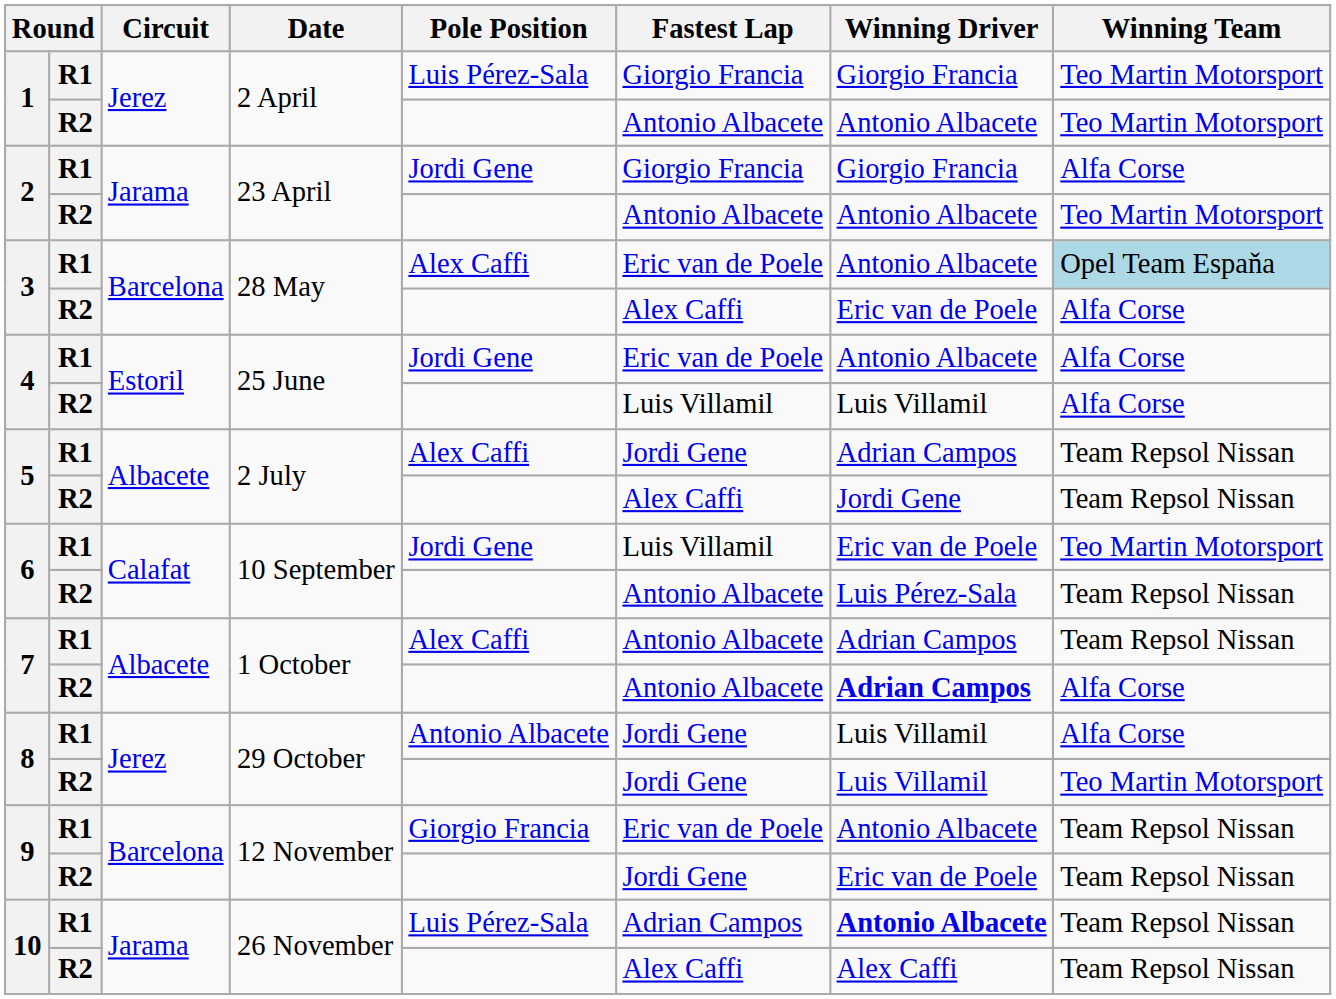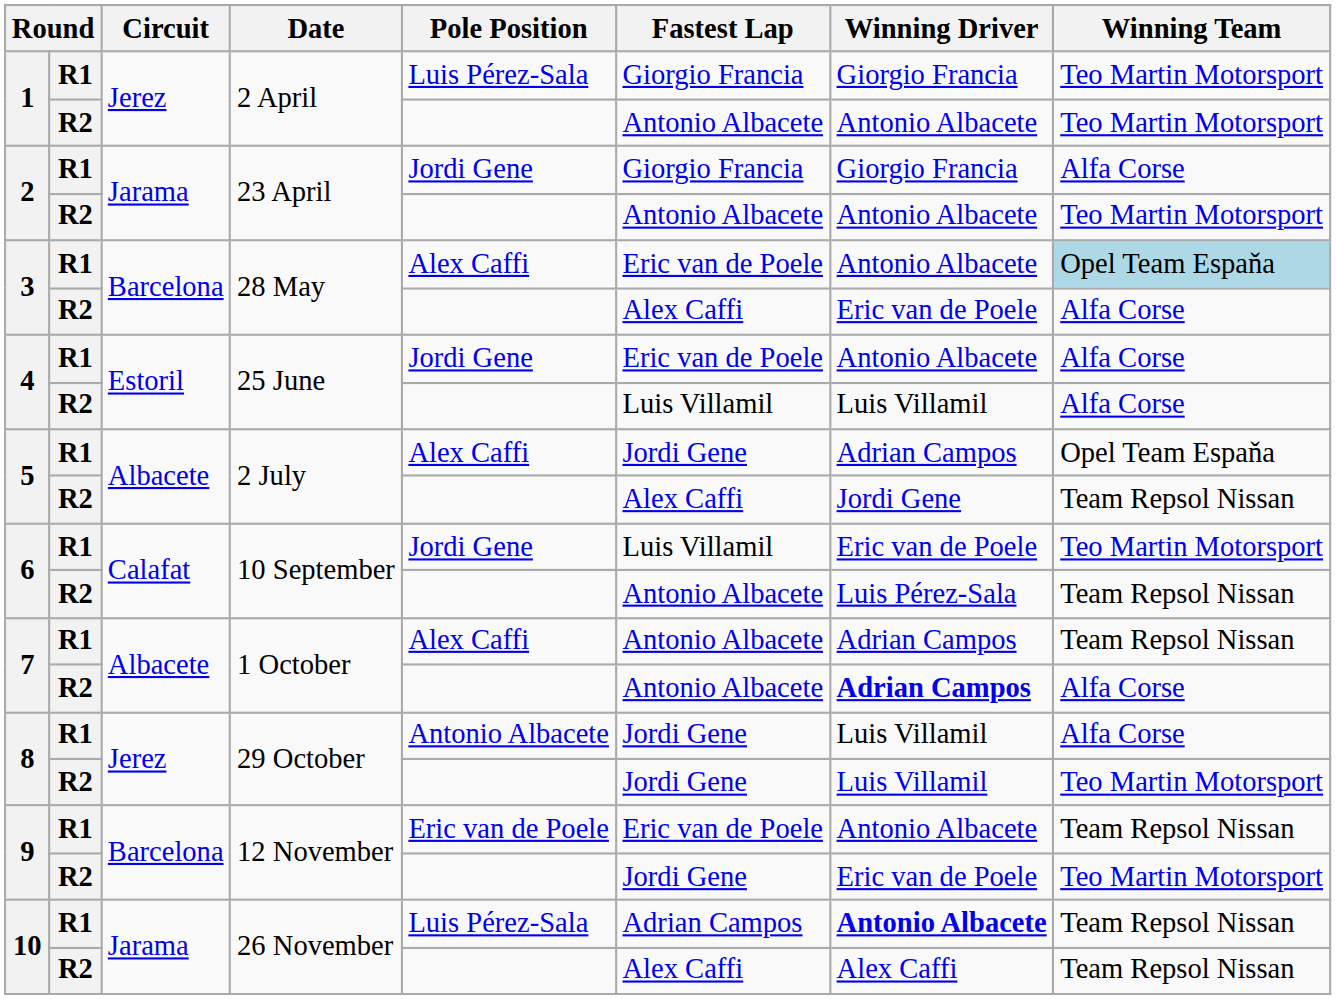(1177, 451) Team Repsol Nissan -> (1168, 451) Opel Team Espaňa
(499, 828) Giorgio Francia -> (509, 828) Eric van de Poele
(1177, 875) Team Repsol Nissan -> (1192, 875) Teo Martin Motorsport
